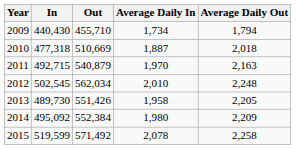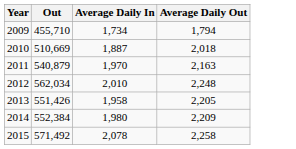- column: (52, 13)
